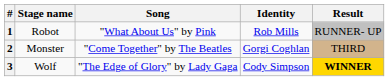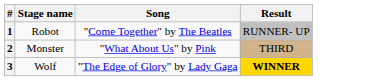- column: (276, 13)
(158, 31) "What About Us" by Pink -> (158, 31) "Come Together" by The Beatles
(158, 48) "Come Together" by The Beatles -> (158, 48) "What About Us" by Pink
